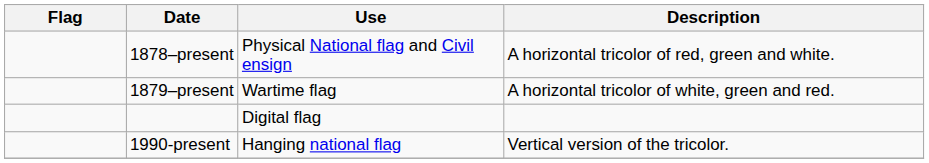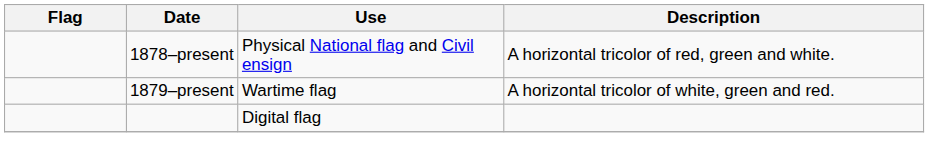- row: (180, 144)
